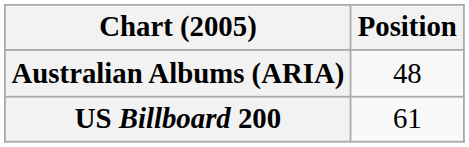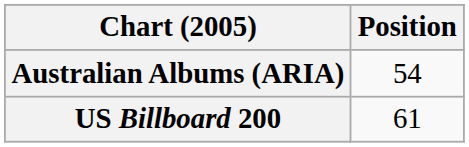(407, 73) 48 -> (407, 73) 54
